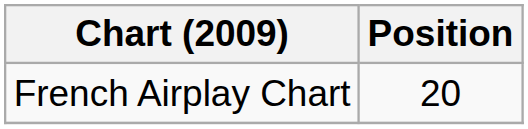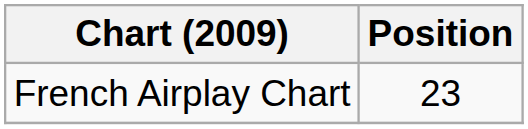(440, 92) 20 -> (440, 92) 23
